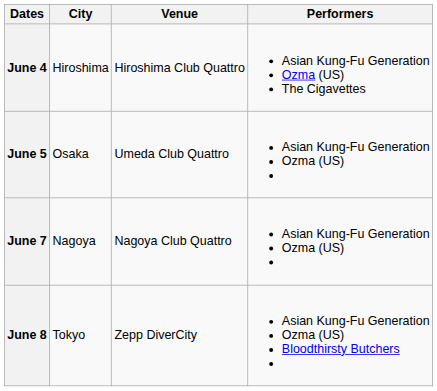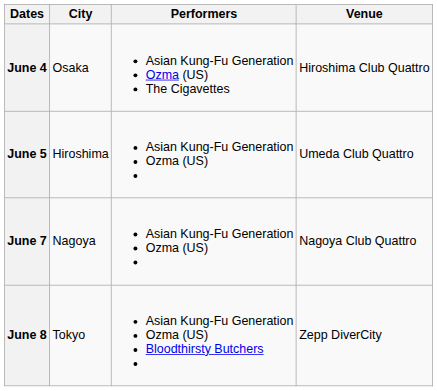columns swapped: (180, 14) <-> (340, 14)
(81, 67) Hiroshima -> (71, 67) Osaka
(71, 154) Osaka -> (81, 154) Hiroshima
